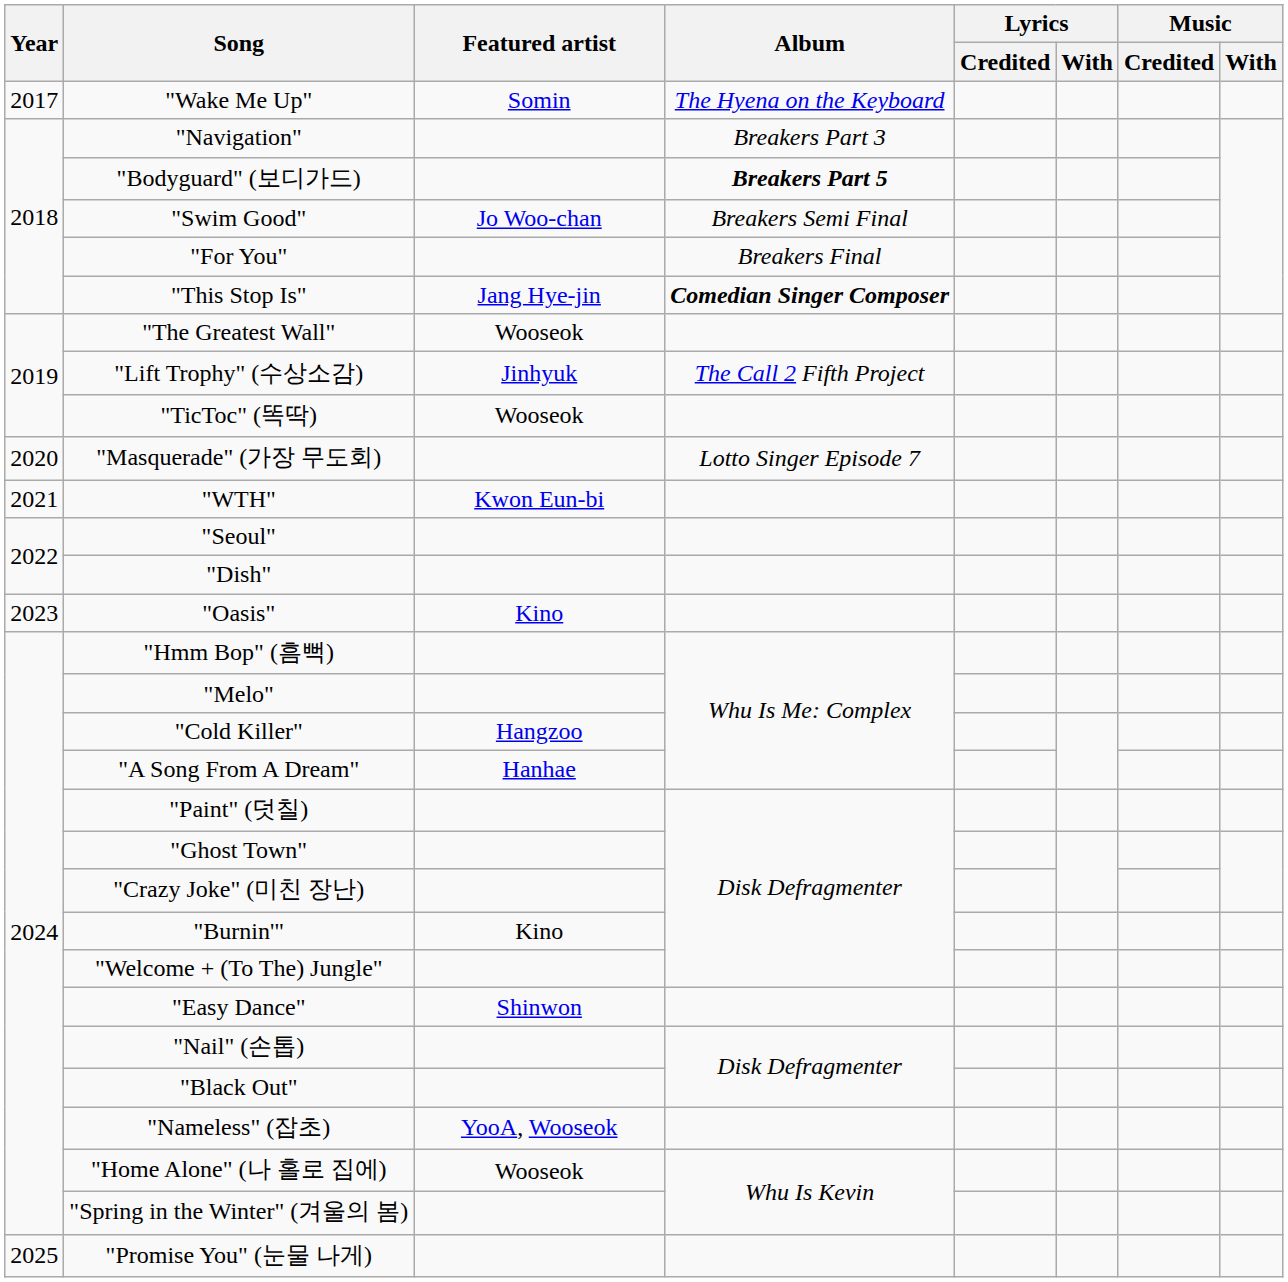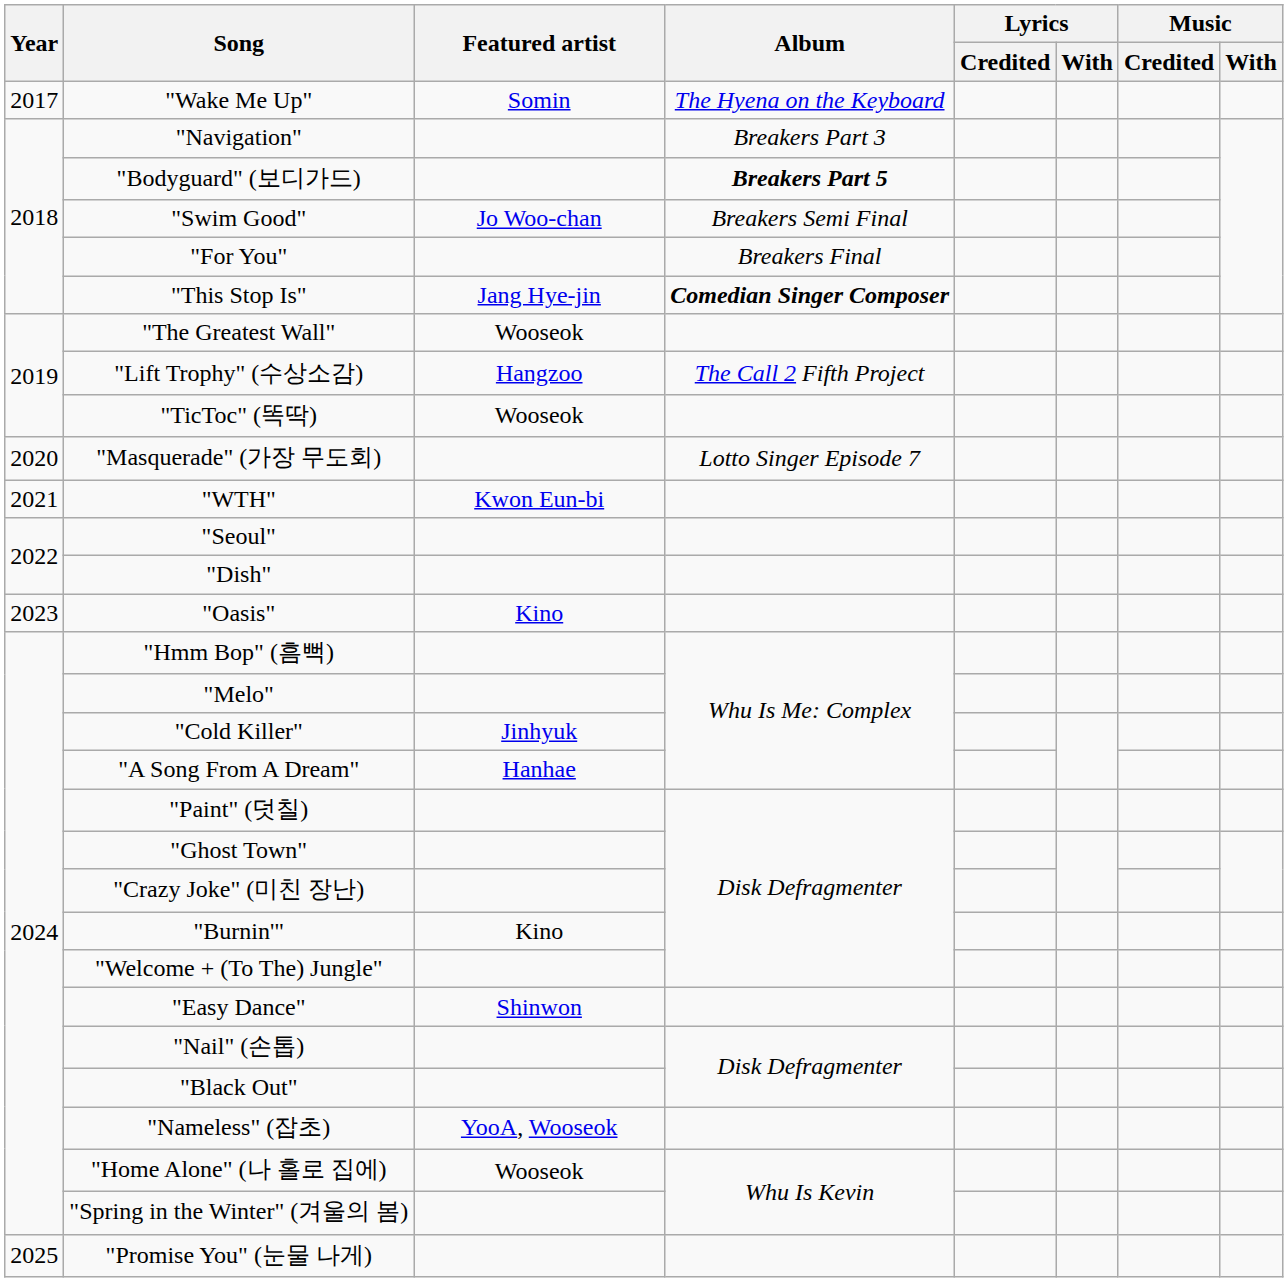(539, 372) Jinhyuk -> (539, 372) Hangzoo
(539, 731) Hangzoo -> (539, 731) Jinhyuk
